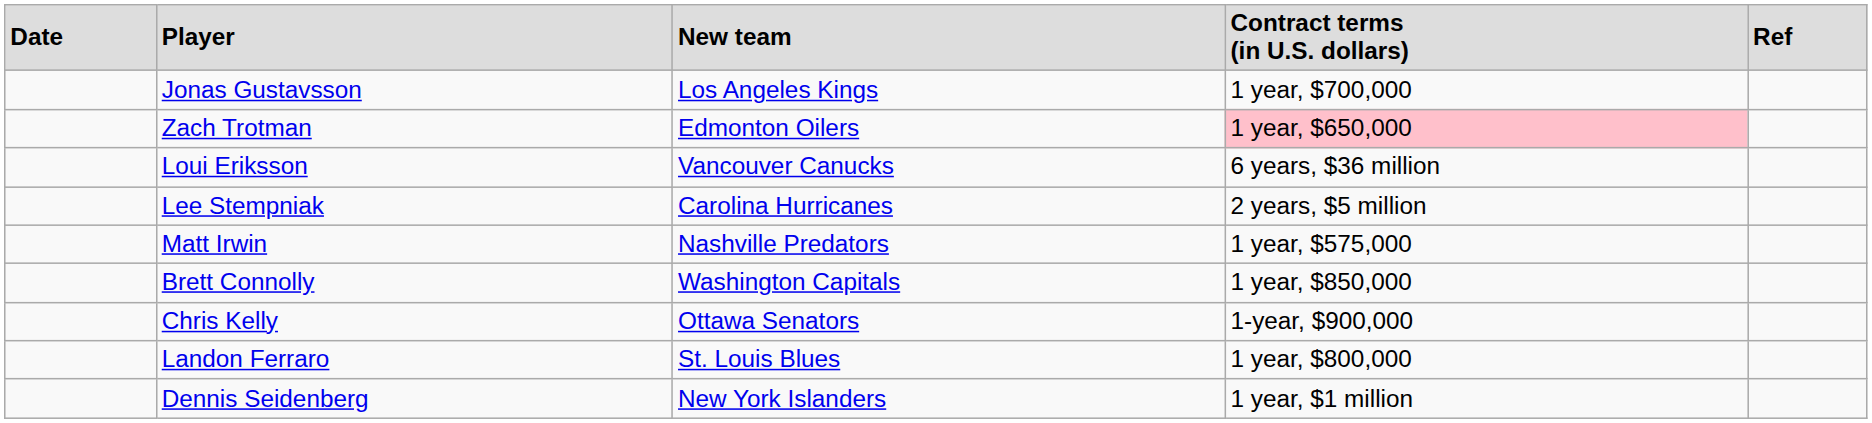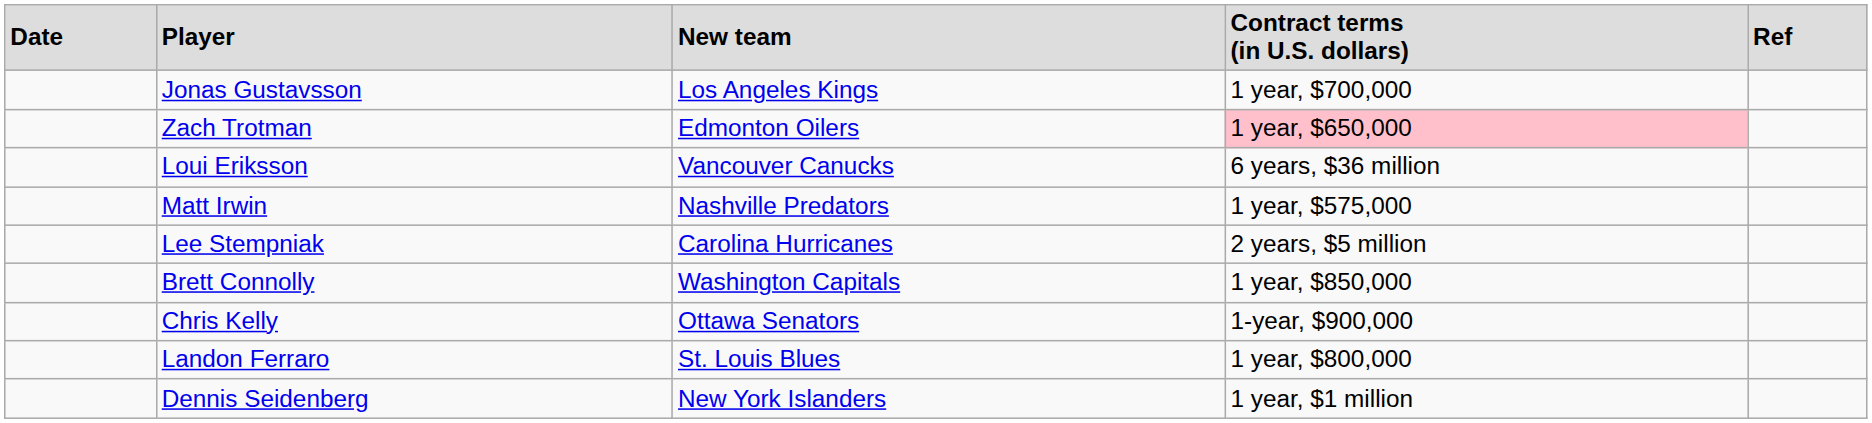rows swapped: (214, 243) <-> (243, 205)
